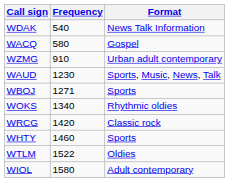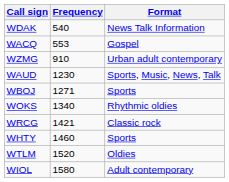(61, 43) 580 -> (61, 43) 553
(64, 122) 1420 -> (64, 122) 1421
(64, 153) 1522 -> (64, 153) 1520
